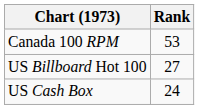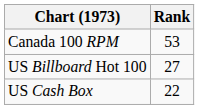(172, 91) 24 -> (172, 91) 22
